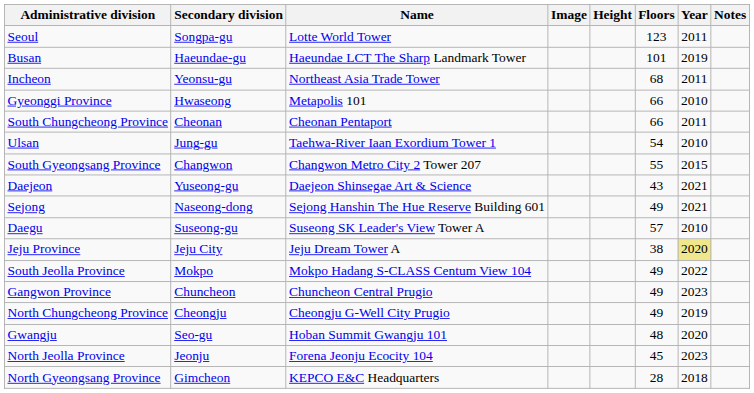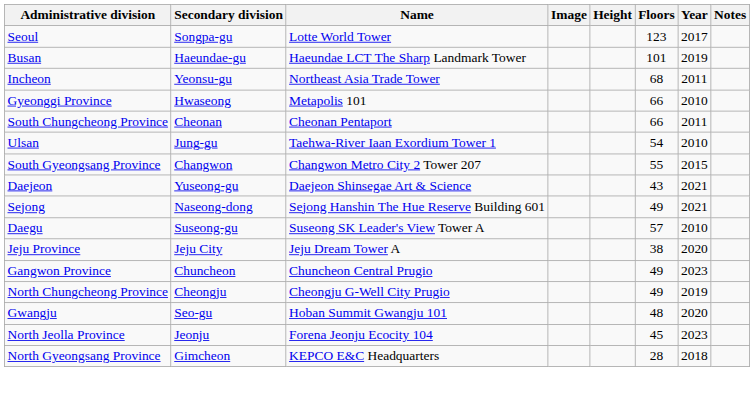(694, 36) 2011 -> (694, 36) 2017
(694, 249) khaki background -> (694, 249) no background
- row: (66, 270)
